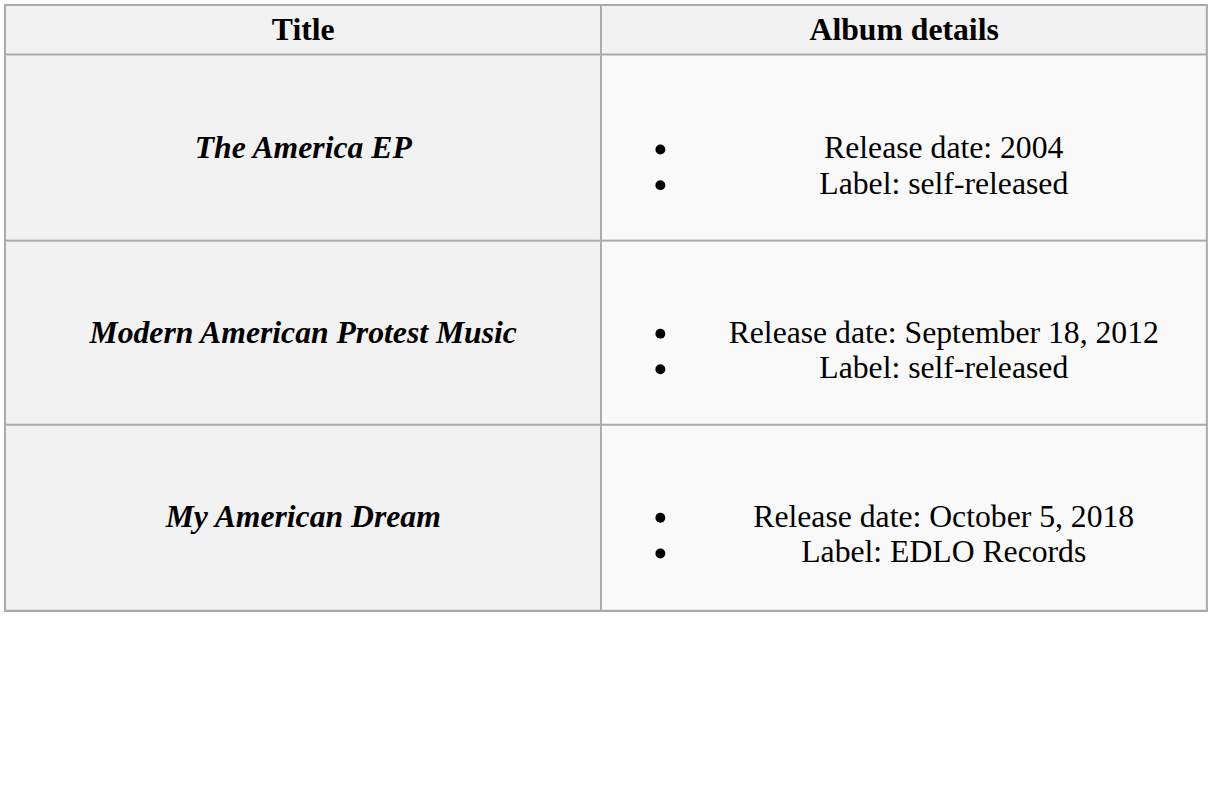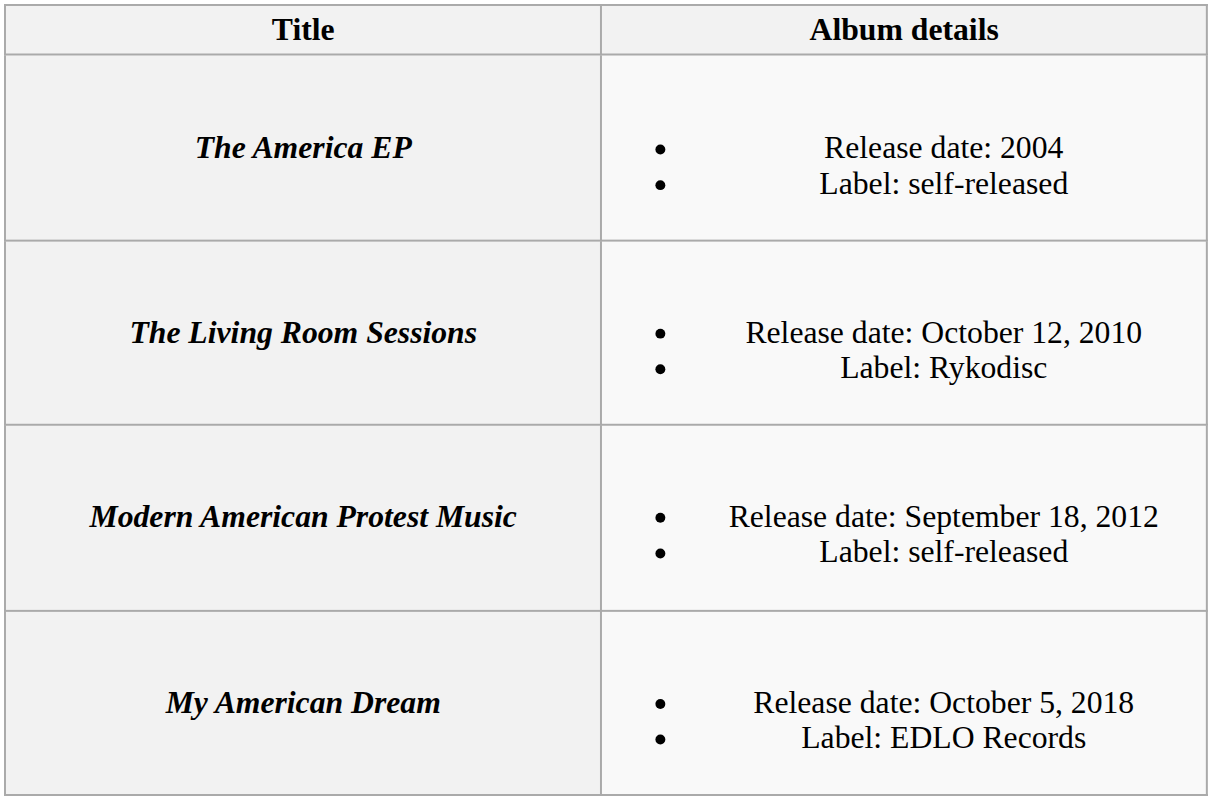+ row: (303, 332)
